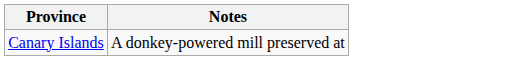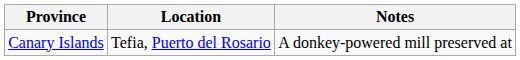+ column: (191, 17)
